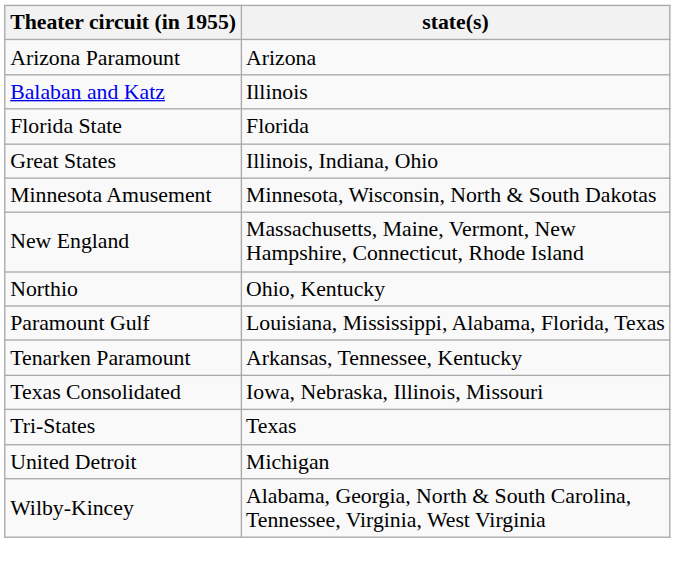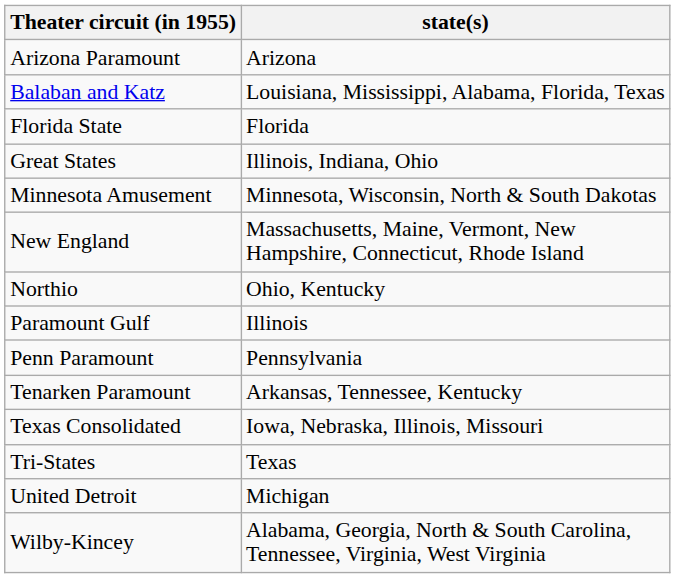(277, 91) Illinois -> (455, 91) Louisiana, Mississippi, Alabama, Florida, Texas
(455, 323) Louisiana, Mississippi, Alabama, Florida, Texas -> (277, 323) Illinois
+ row: (82, 357)
